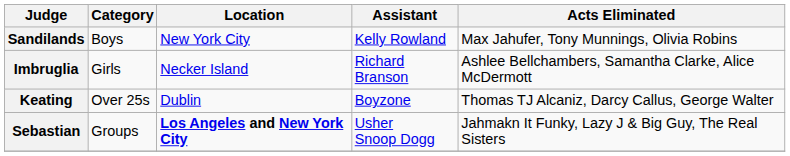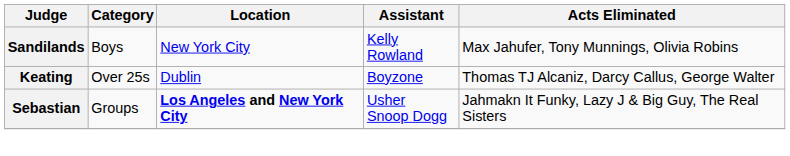- row: (46, 69)
